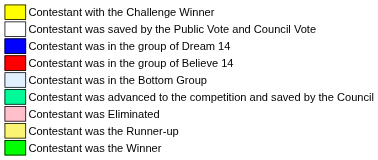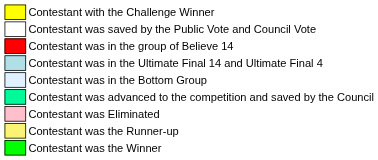- row: (129, 46)
+ row: (176, 63)
